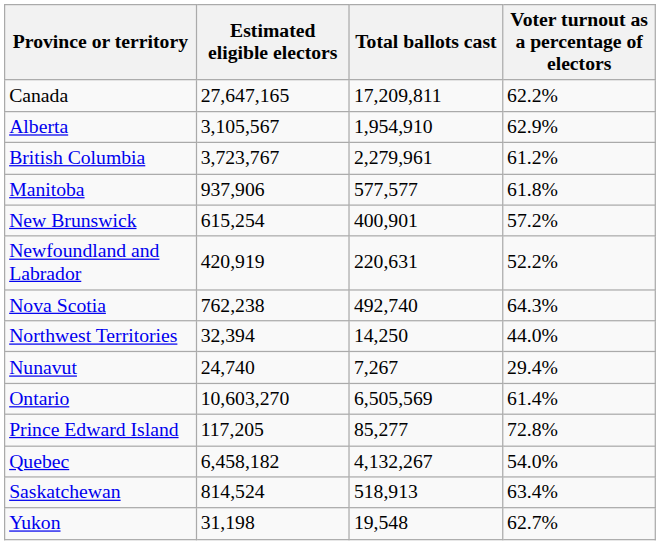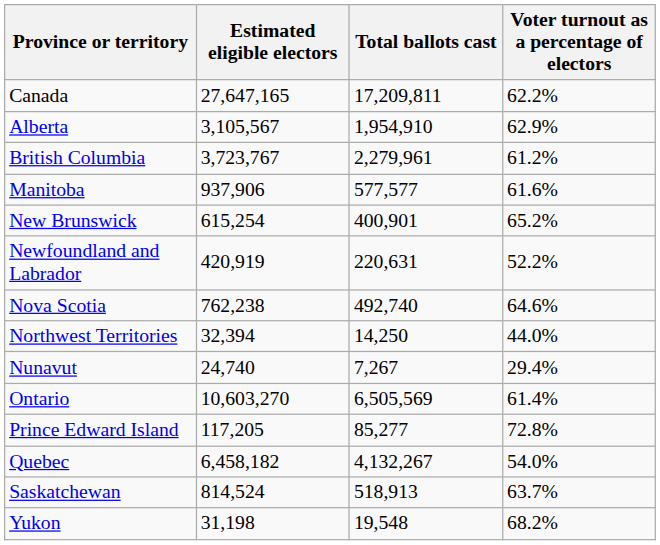(533, 189) 61.8% -> (533, 189) 61.6%
(533, 220) 57.2% -> (533, 220) 65.2%
(533, 305) 64.3% -> (533, 305) 64.6%
(533, 492) 63.4% -> (533, 492) 63.7%
(533, 523) 62.7% -> (533, 523) 68.2%
